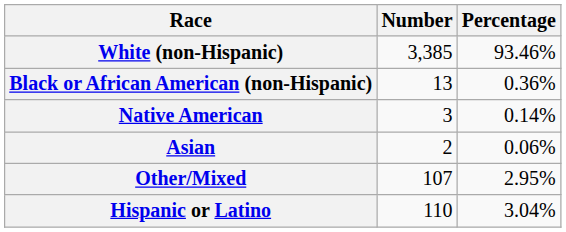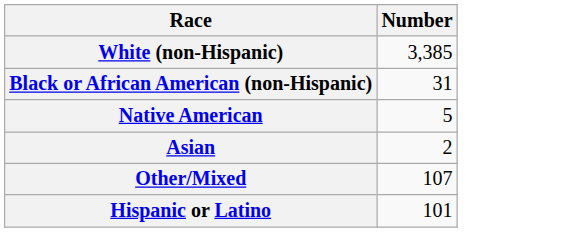- column: (509, 20)
(443, 83) 13 -> (443, 83) 31
(448, 115) 3 -> (448, 115) 5
(438, 210) 110 -> (438, 210) 101
